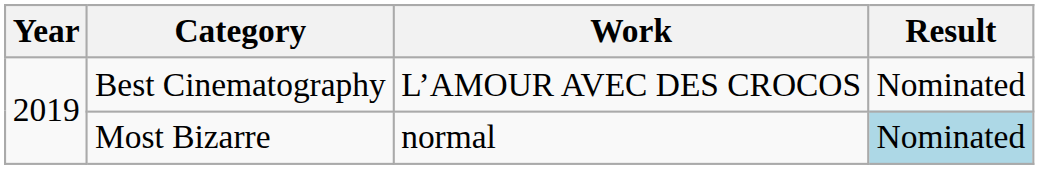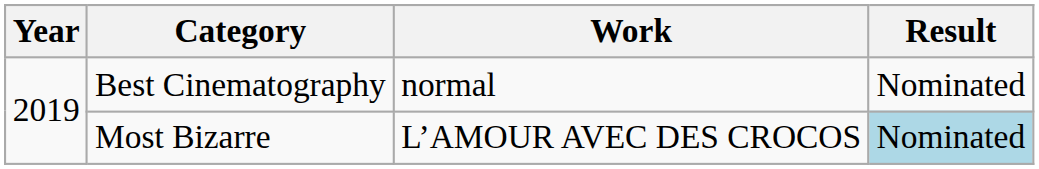(631, 84) L’AMOUR AVEC DES CROCOS -> (449, 84) normal
(449, 137) normal -> (631, 137) L’AMOUR AVEC DES CROCOS
